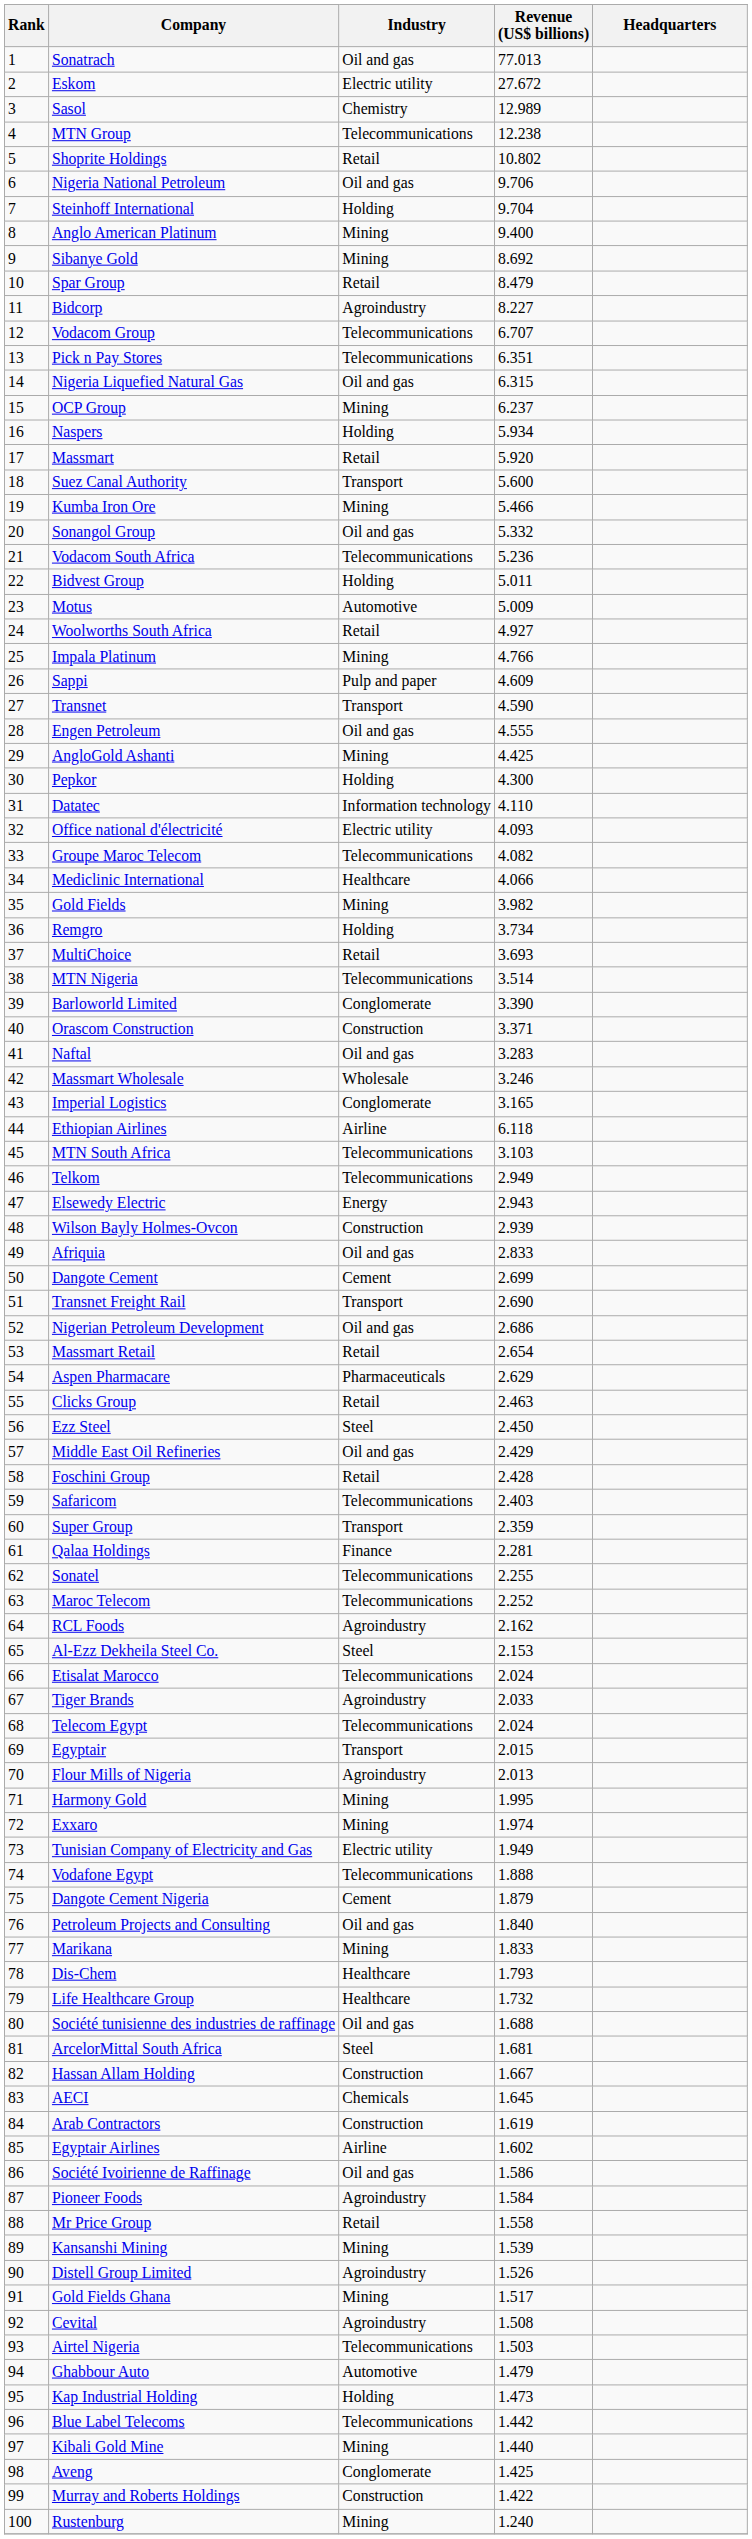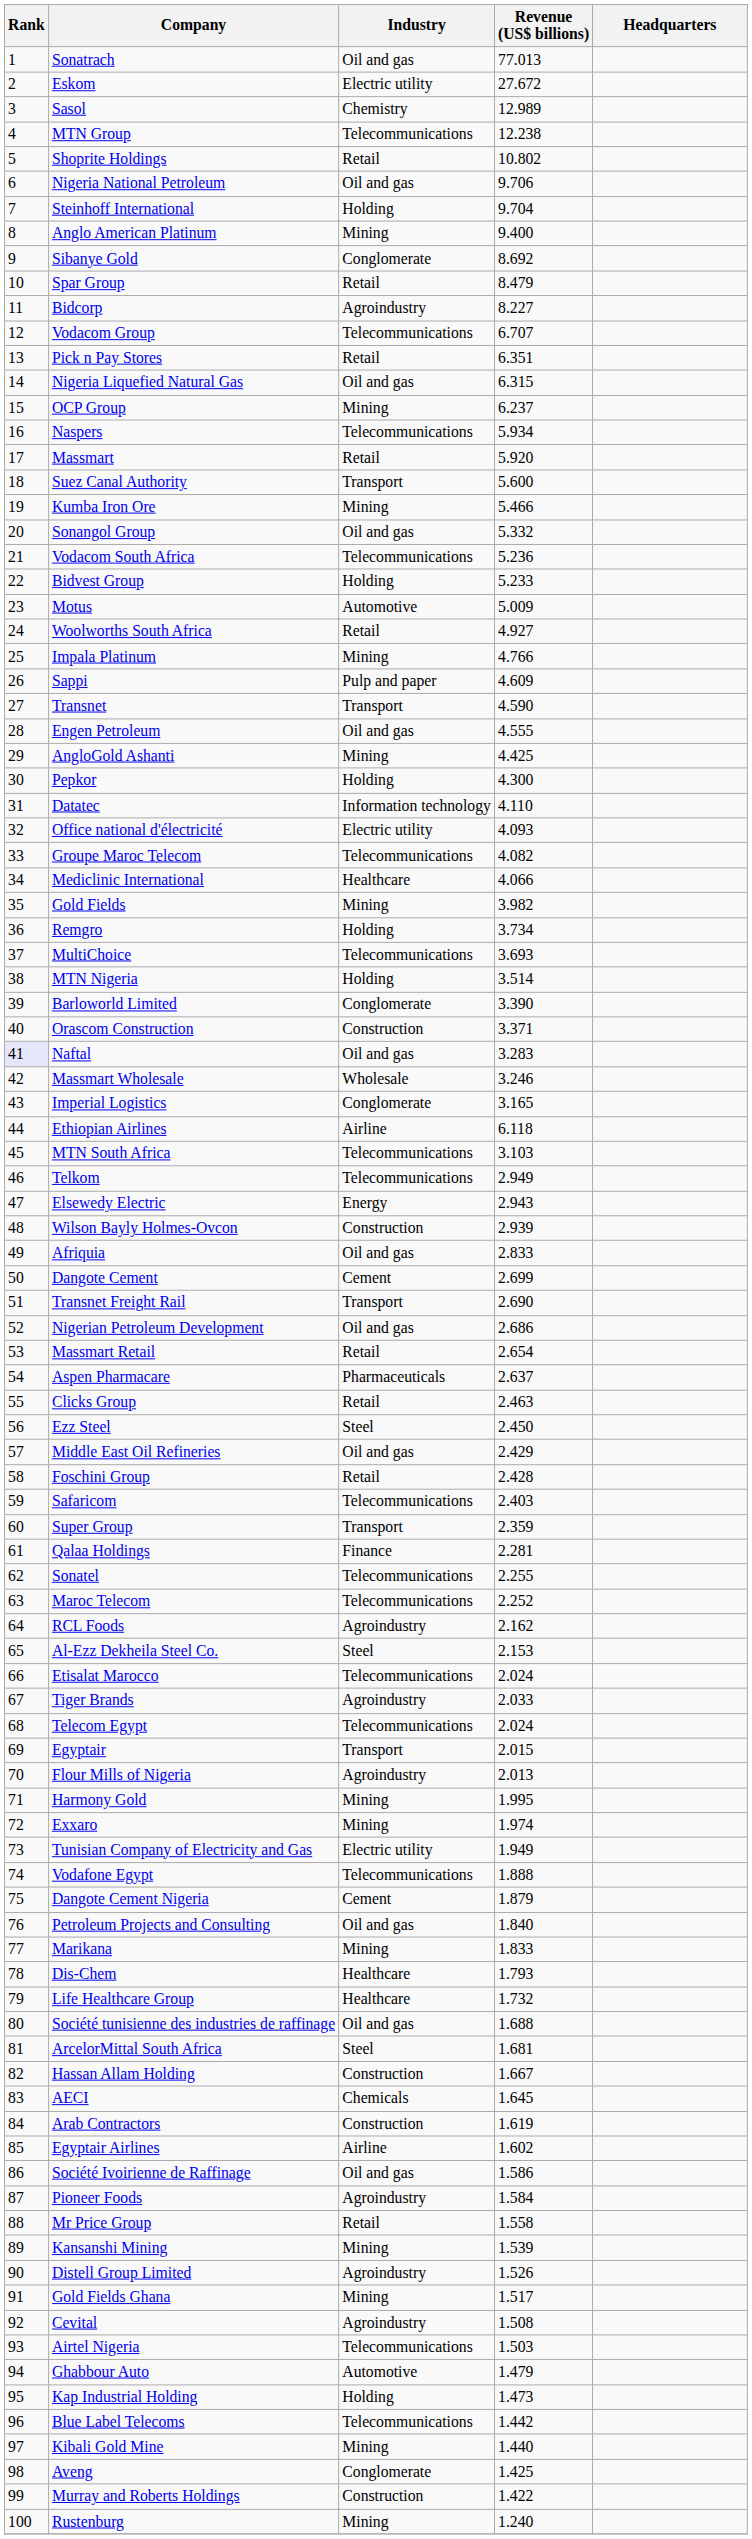(365, 258) Mining -> (387, 258) Conglomerate
(408, 357) Telecommunications -> (361, 357) Retail
(368, 432) Holding -> (408, 432) Telecommunications
(515, 581) 5.011 -> (516, 581) 5.233
(361, 954) Retail -> (408, 954) Telecommunications
(408, 979) Telecommunications -> (368, 979) Holding
(16, 1054) no background -> (16, 1054) lavender background
(516, 1377) 2.629 -> (516, 1377) 2.637
